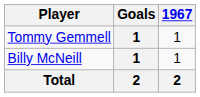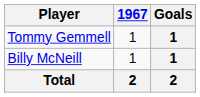columns swapped: (136, 15) <-> (177, 15)
